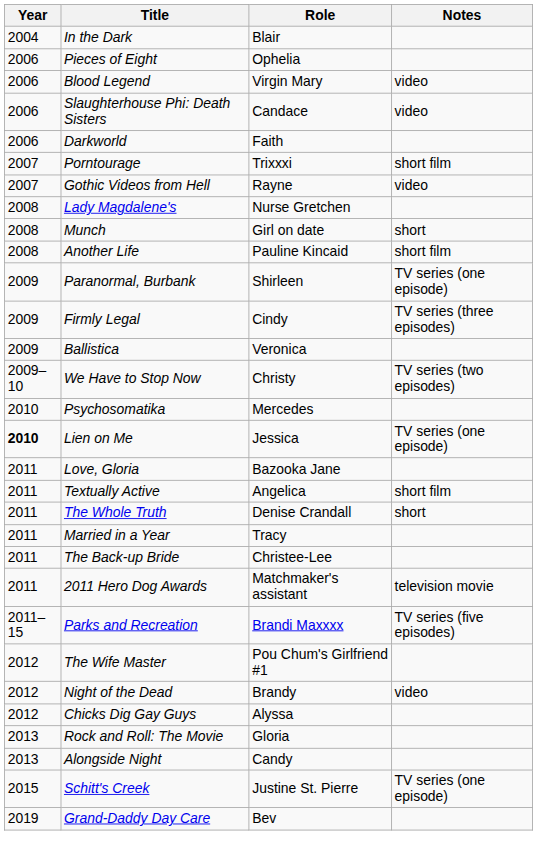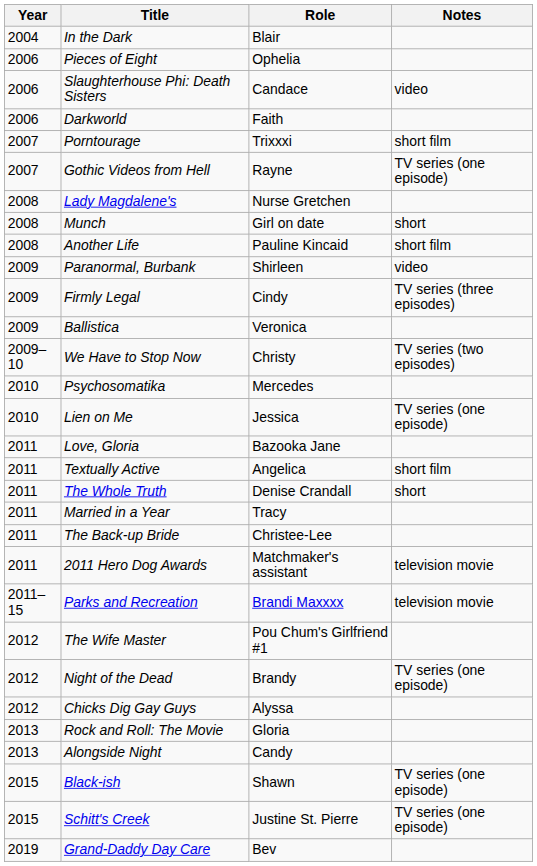- row: (107, 81)
(411, 185) video -> (440, 171) TV series (one episode)
(440, 281) TV series (one episode) -> (411, 267) video
(23, 439) bold -> (23, 417) normal
(439, 625) TV series (five episodes) -> (444, 603) television movie
(411, 692) video -> (440, 678) TV series (one episode)
+ row: (92, 782)
